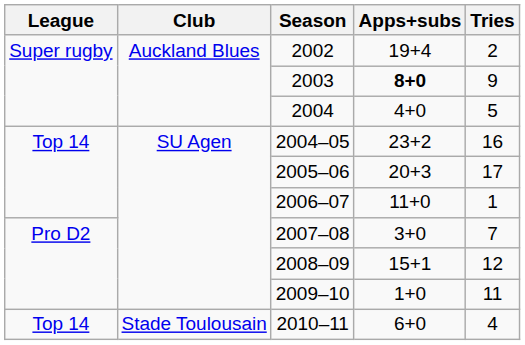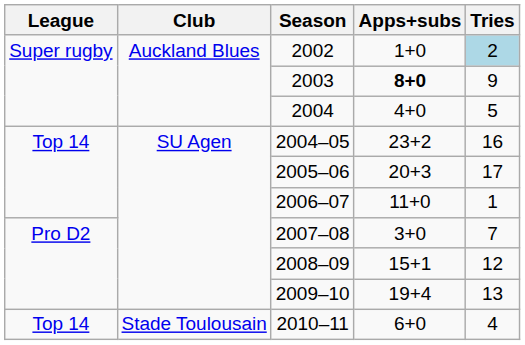(410, 51) 19+4 -> (410, 51) 1+0
(493, 51) no background -> (493, 51) lightblue background
(410, 294) 1+0 -> (410, 294) 19+4
(493, 294) 11 -> (493, 294) 13
